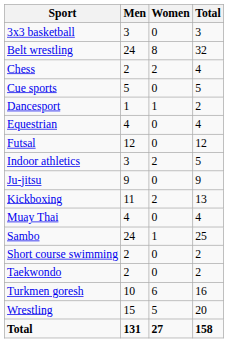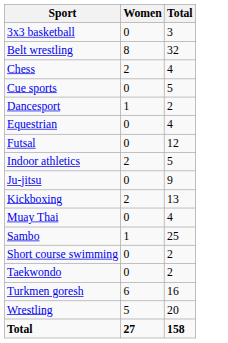- column: (135, 13)
